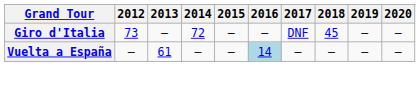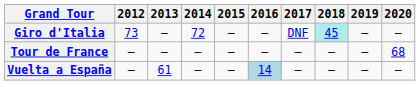(331, 33) no background -> (331, 33) paleturquoise background
+ row: (59, 52)
